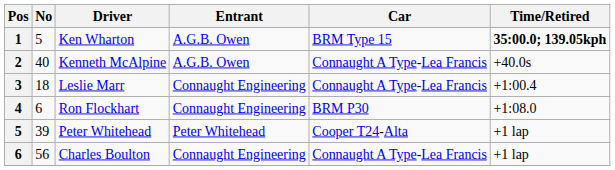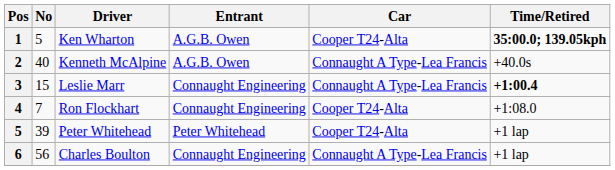(352, 39) BRM Type 15 -> (360, 39) Cooper T24-Alta
(42, 85) 18 -> (42, 85) 15
(515, 85) normal -> (515, 85) bold
(39, 108) 6 -> (39, 108) 7
(340, 108) BRM P30 -> (360, 108) Cooper T24-Alta
